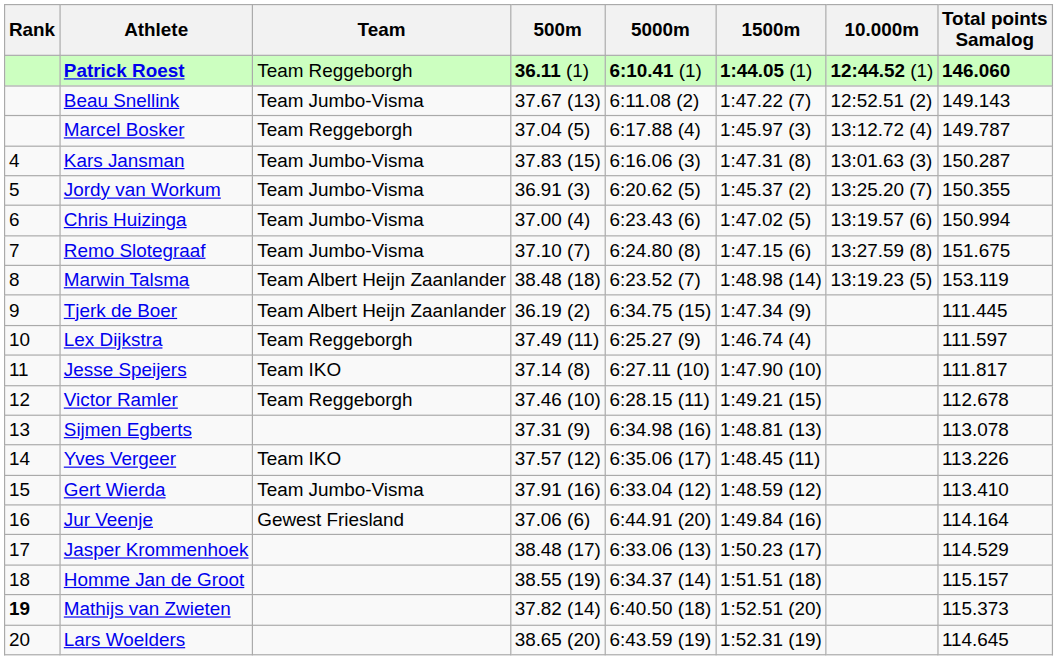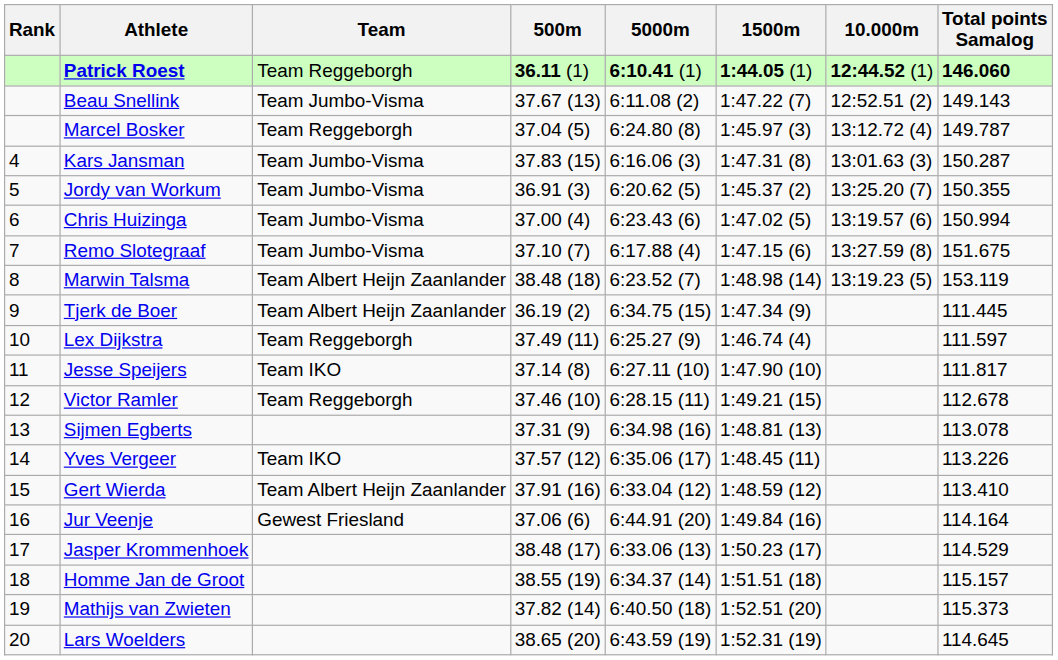(655, 130) 6:17.88 (4) -> (655, 130) 6:24.80 (8)
(655, 250) 6:24.80 (8) -> (655, 250) 6:17.88 (4)
(340, 489) Team Jumbo-Visma -> (382, 489) Team Albert Heijn Zaanlander
(19, 609) bold -> (19, 609) normal
